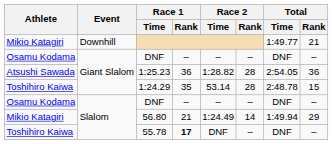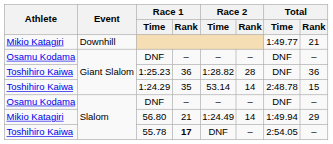(41, 72) Atsushi Sawada -> (40, 72) Toshihiro Kaiwa
(282, 72) 2:54.05 -> (282, 72) DNF
(250, 87) 28 -> (250, 87) 14
(282, 132) DNF -> (282, 132) 2:54.05
